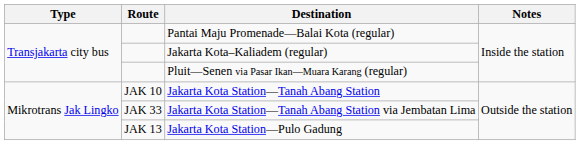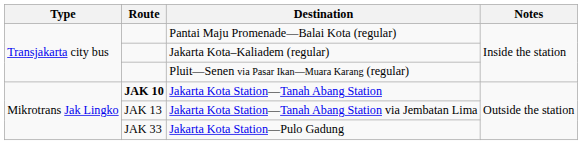(143, 91) normal -> (144, 91) bold
(143, 110) JAK 33 -> (143, 110) JAK 13
(143, 129) JAK 13 -> (143, 129) JAK 33
